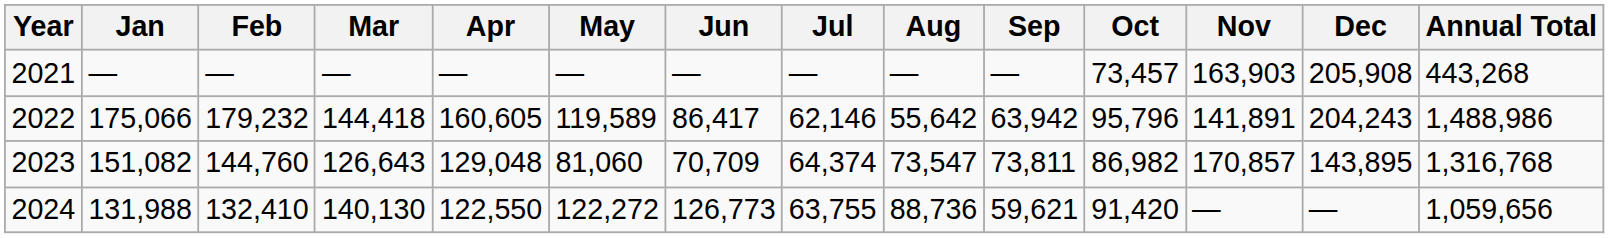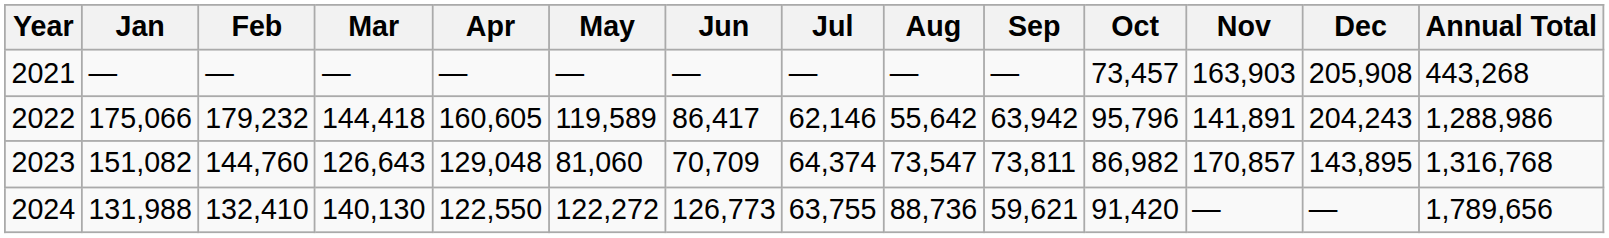(1489, 118) 1,488,986 -> (1489, 118) 1,288,986
(1489, 208) 1,059,656 -> (1489, 208) 1,789,656
